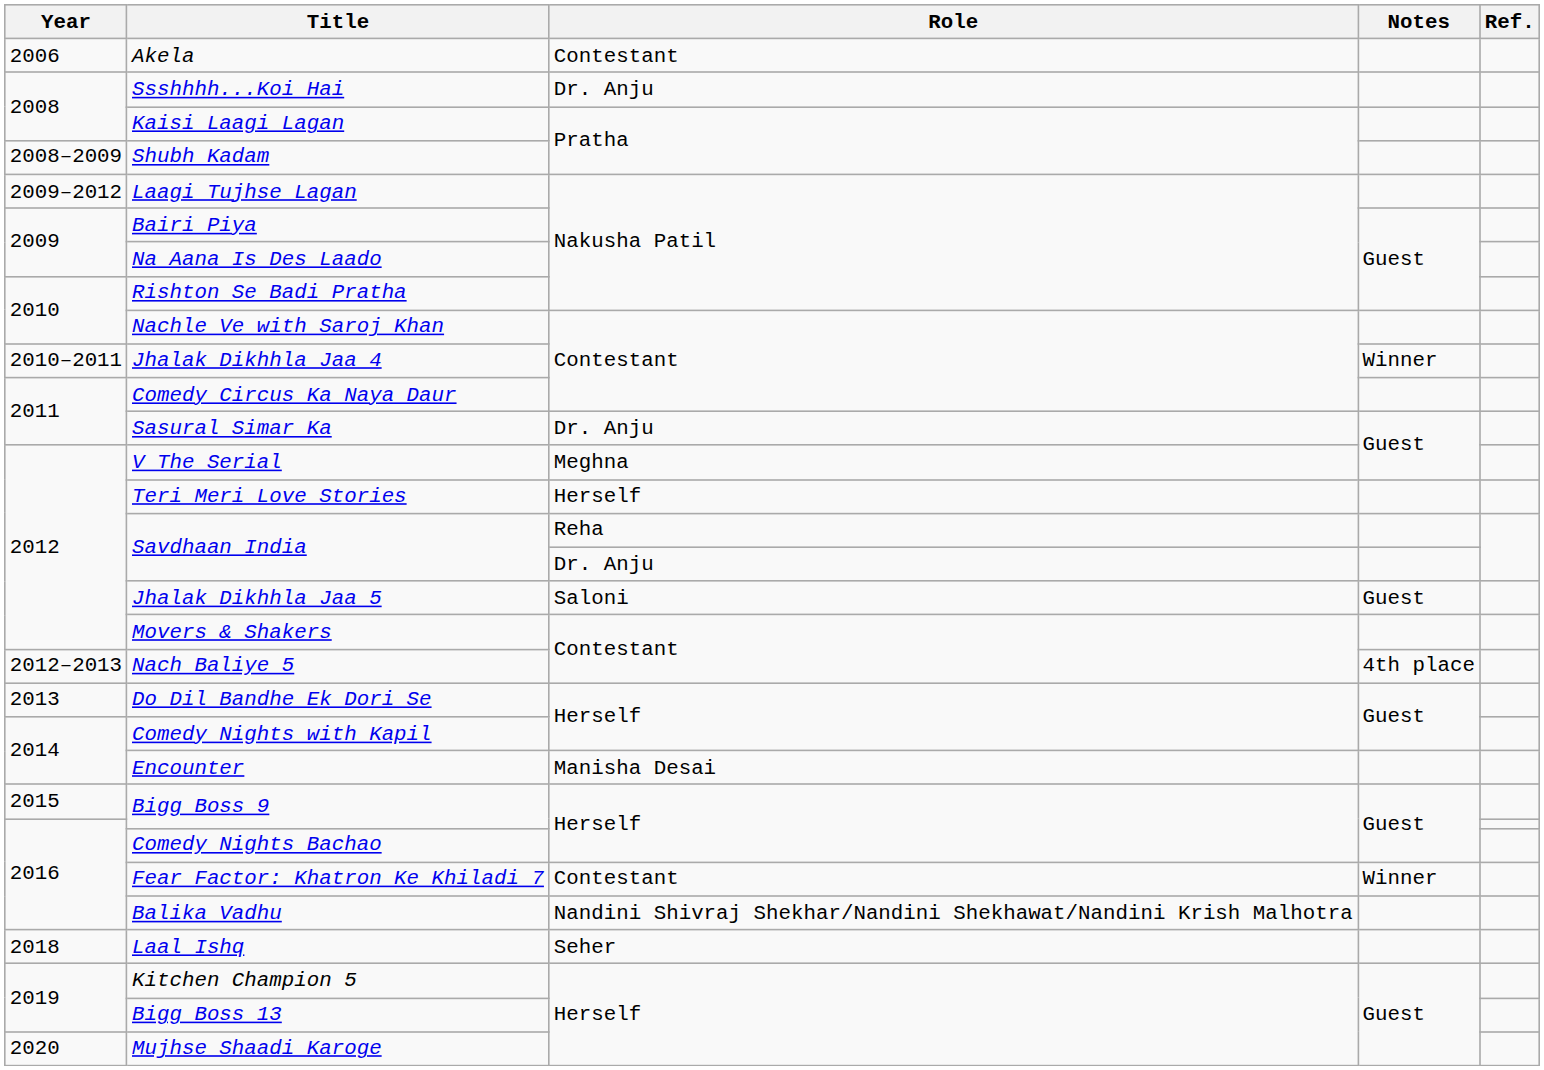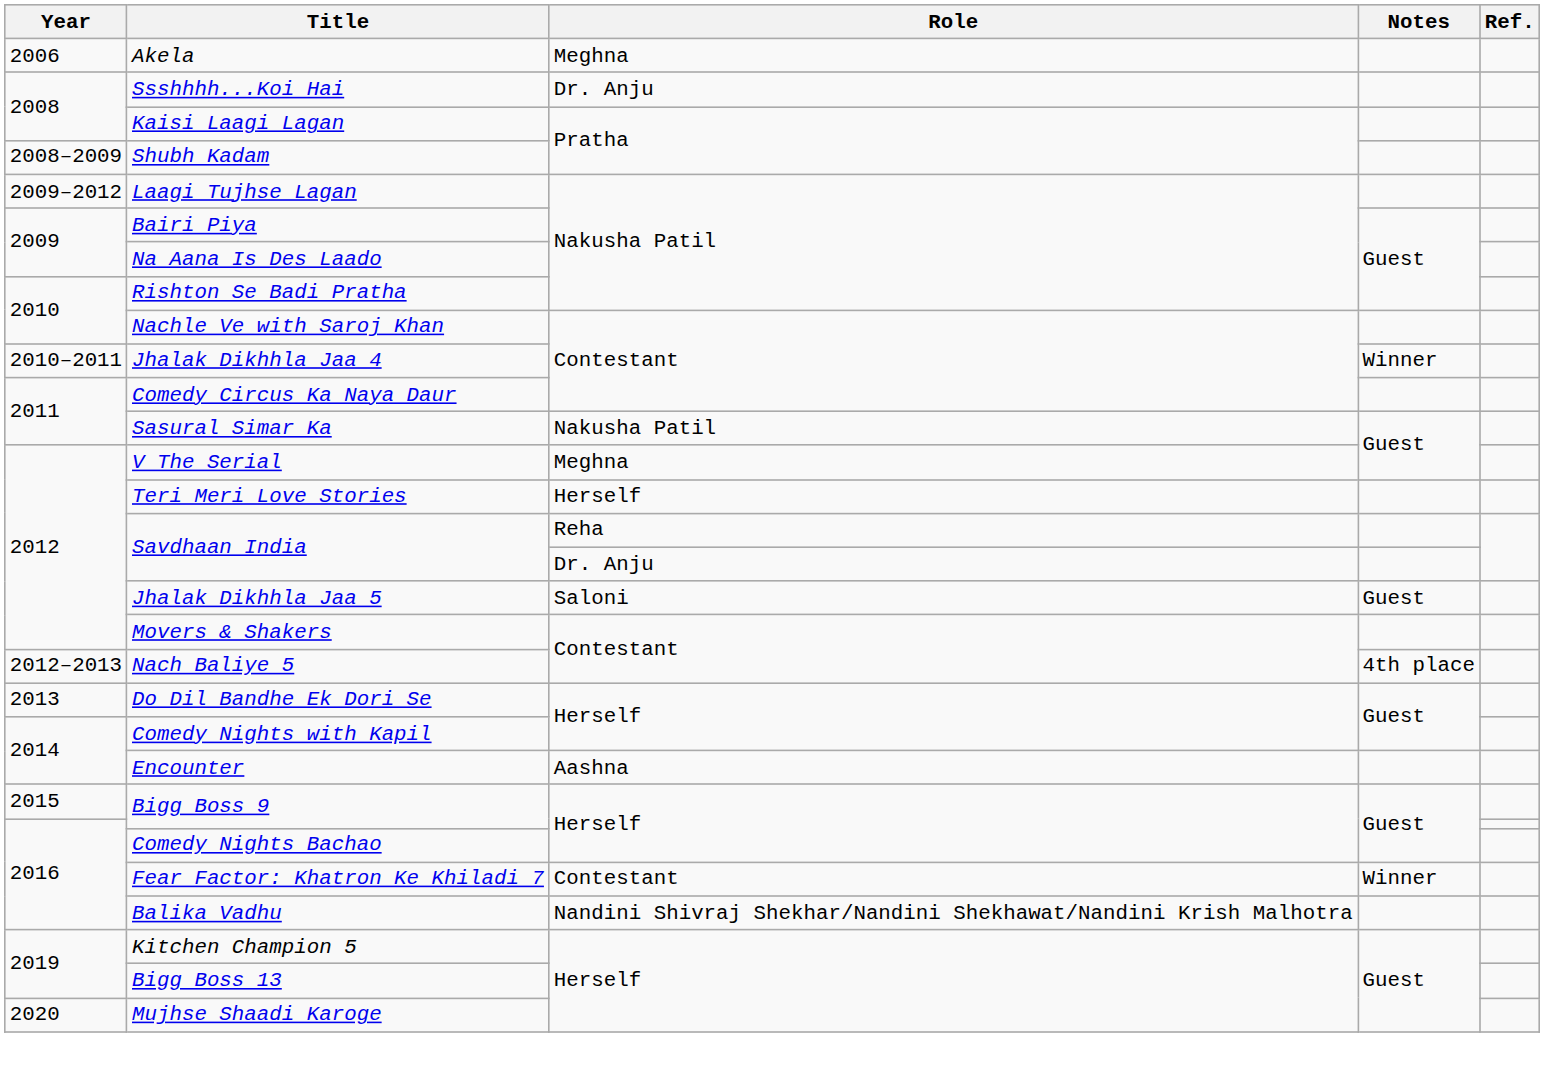(616, 56) Contestant -> (591, 56) Meghna
(604, 429) Dr. Anju -> (635, 429) Nakusha Patil
(635, 768) Manisha Desai -> (591, 768) Aashna
- row: (35, 947)
